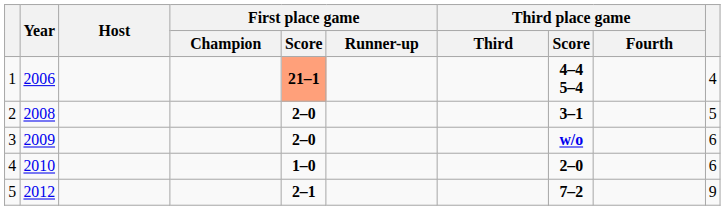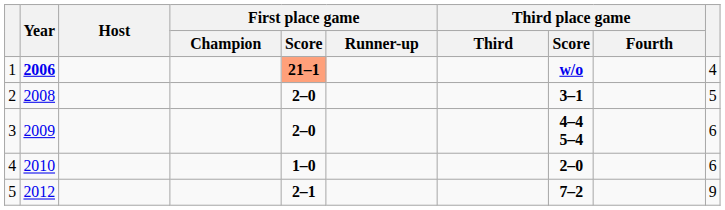(39, 79) normal -> (39, 69) bold
(571, 79) 4–4 5–4 -> (571, 69) w/o
(571, 140) w/o -> (571, 131) 4–4 5–4
